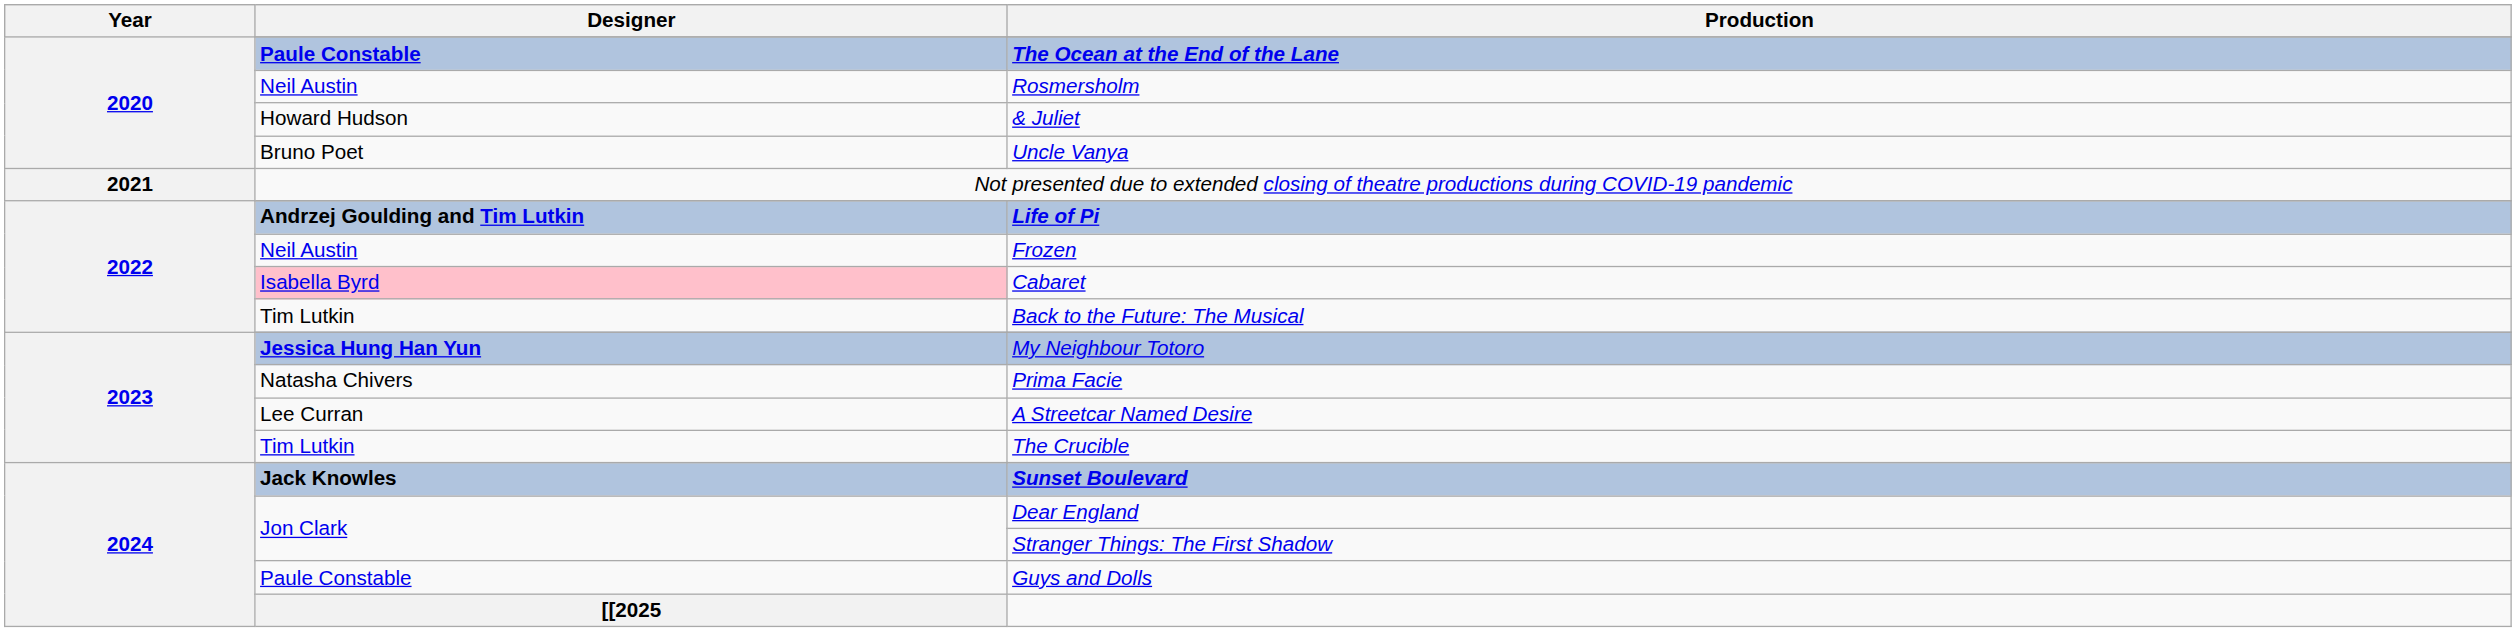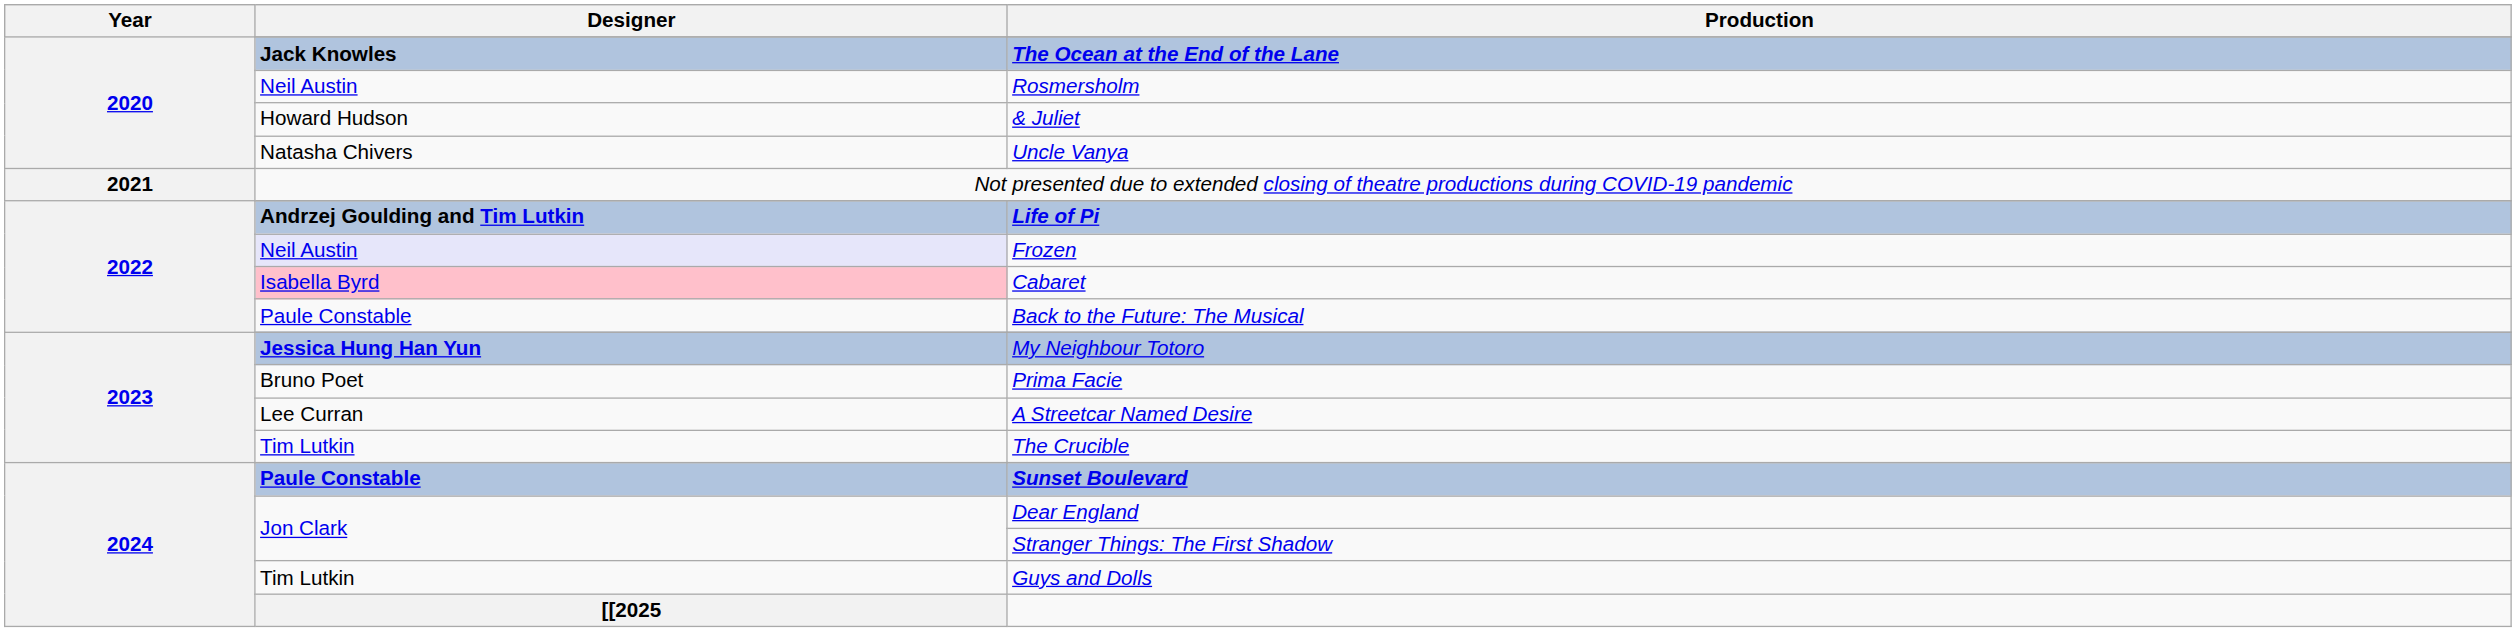(340, 53) Paule Constable -> (328, 53) Jack Knowles
(312, 151) Bruno Poet -> (336, 151) Natasha Chivers
(309, 250) no background -> (309, 250) lavender background
(307, 315) Tim Lutkin -> (336, 315) Paule Constable
(336, 380) Natasha Chivers -> (312, 380) Bruno Poet
(328, 479) Jack Knowles -> (340, 479) Paule Constable
(336, 577) Paule Constable -> (307, 577) Tim Lutkin
